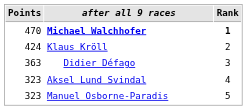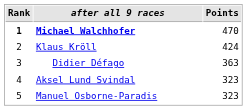columns swapped: (228, 13) <-> (25, 13)
